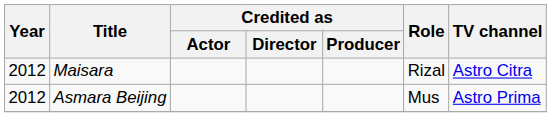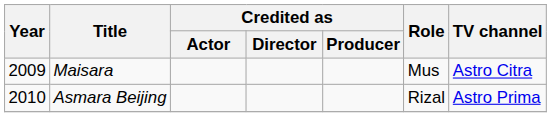(27, 71) 2012 -> (27, 71) 2009
(426, 71) Rizal -> (424, 71) Mus
(27, 97) 2012 -> (27, 97) 2010
(424, 97) Mus -> (426, 97) Rizal
